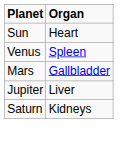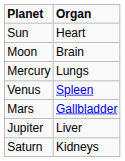+ row: (22, 52)
+ row: (29, 71)
